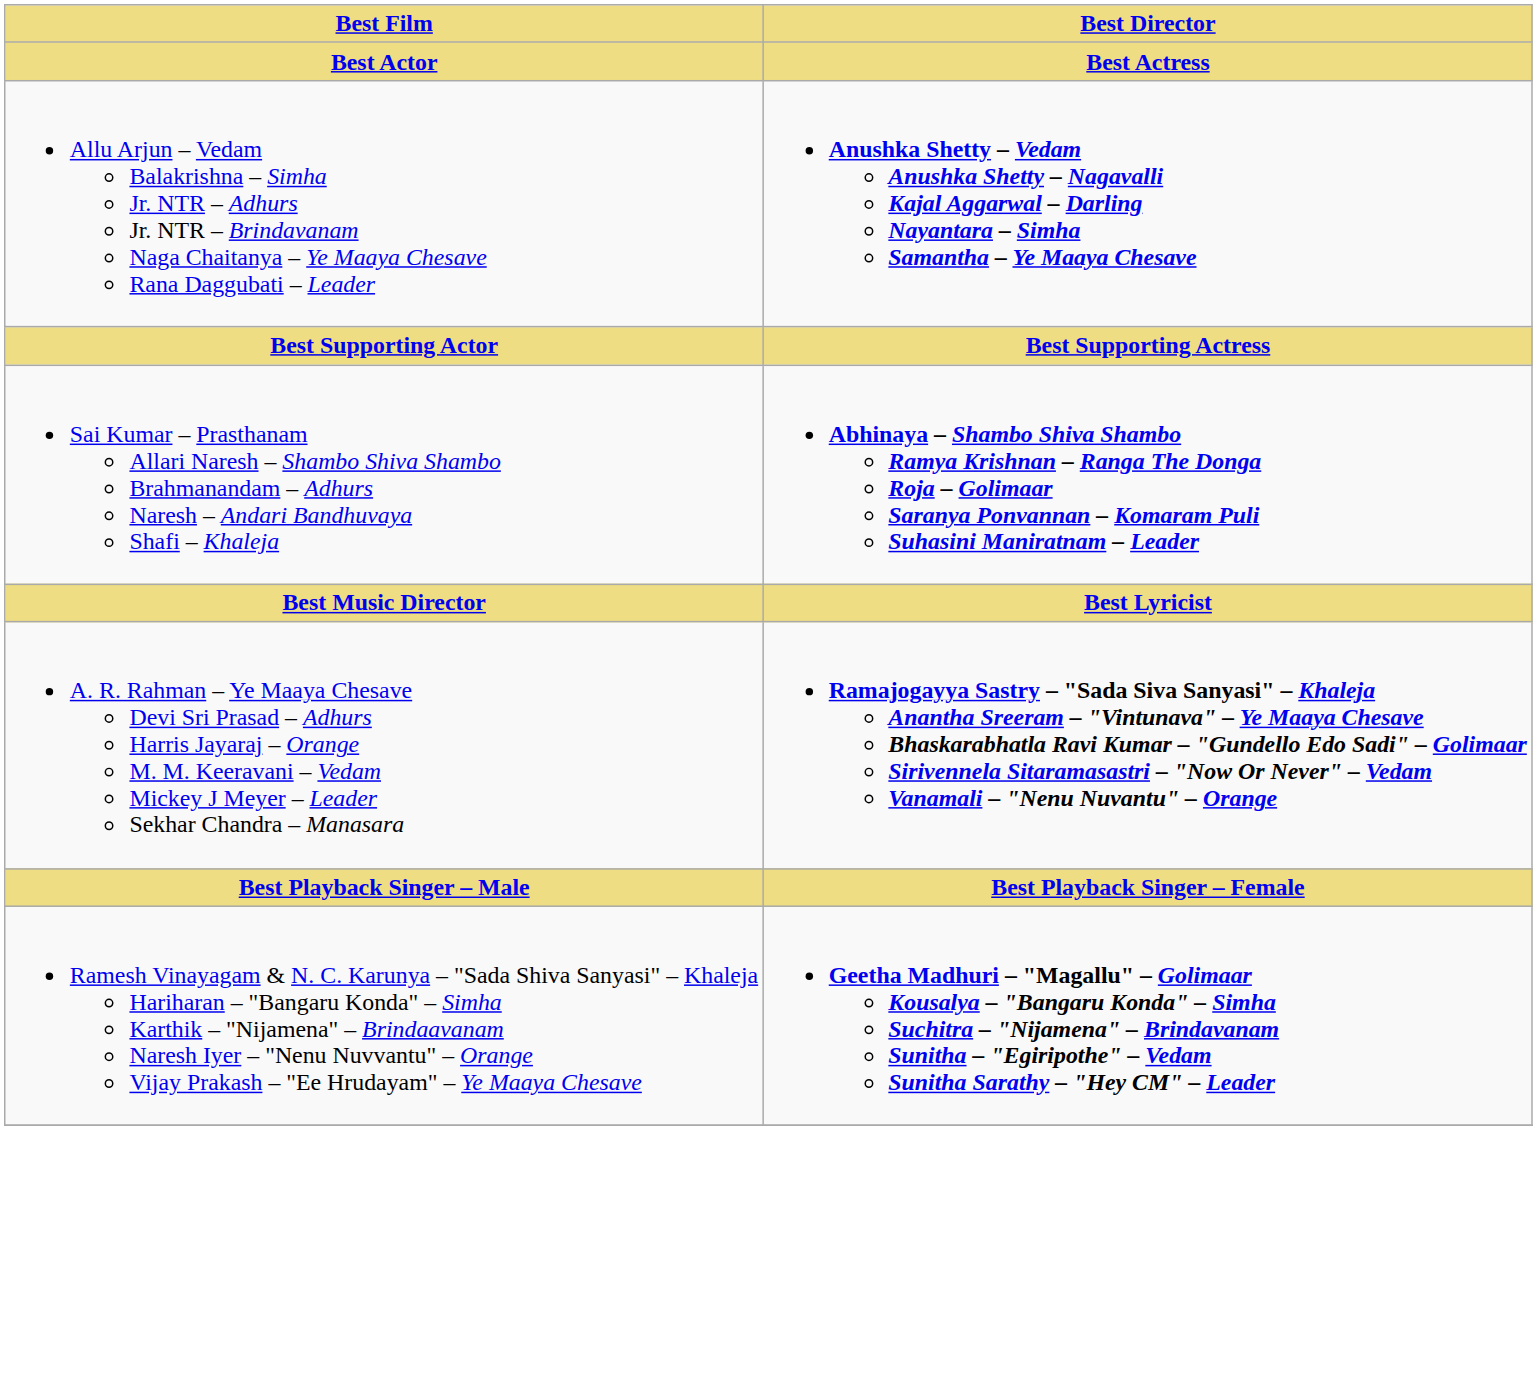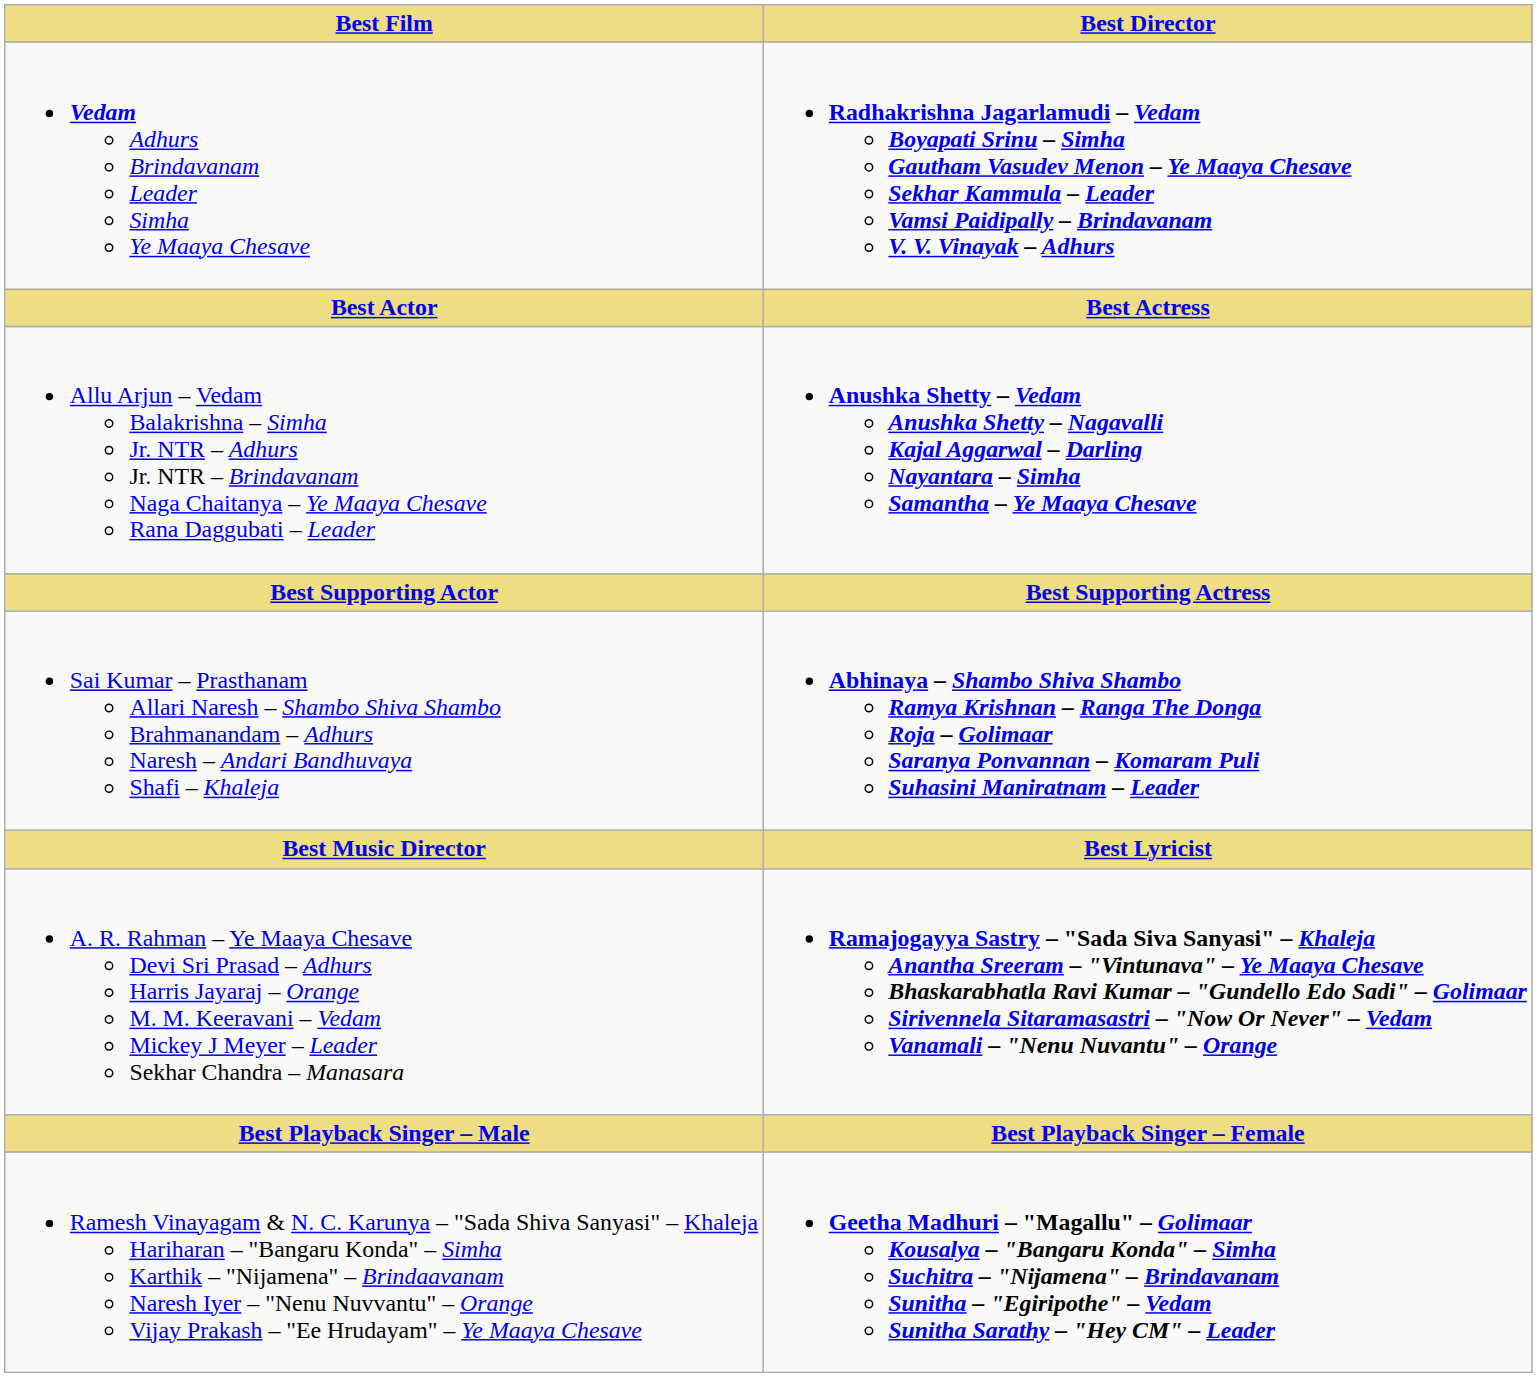+ row: (384, 179)
